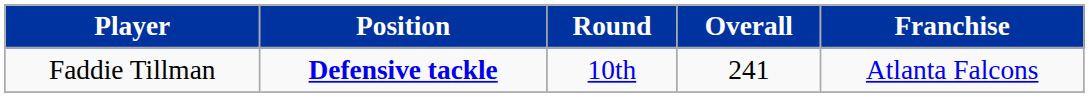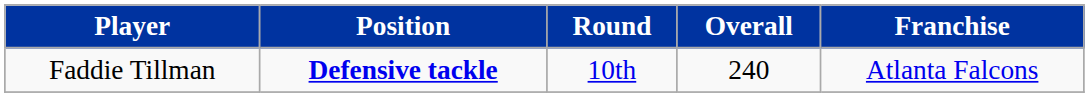(749, 69) 241 -> (749, 69) 240
